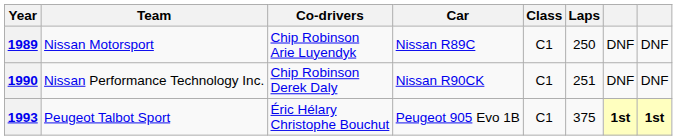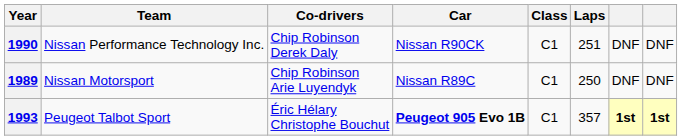rows swapped: (23, 44) <-> (23, 81)
(458, 117) normal -> (460, 117) bold
(584, 117) 375 -> (590, 117) 357
